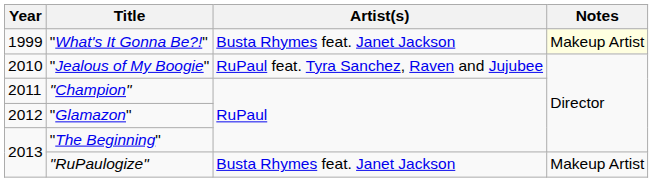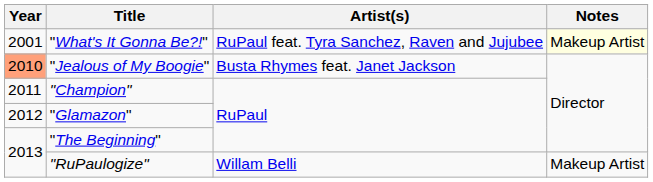(25, 41) 1999 -> (25, 41) 2001
(336, 41) Busta Rhymes feat. Janet Jackson -> (380, 41) RuPaul feat. Tyra Sanchez, Raven and Jujubee
(25, 66) no background -> (25, 66) lightsalmon background
(380, 66) RuPaul feat. Tyra Sanchez, Raven and Jujubee -> (336, 66) Busta Rhymes feat. Janet Jackson
(336, 164) Busta Rhymes feat. Janet Jackson -> (256, 164) Willam Belli
